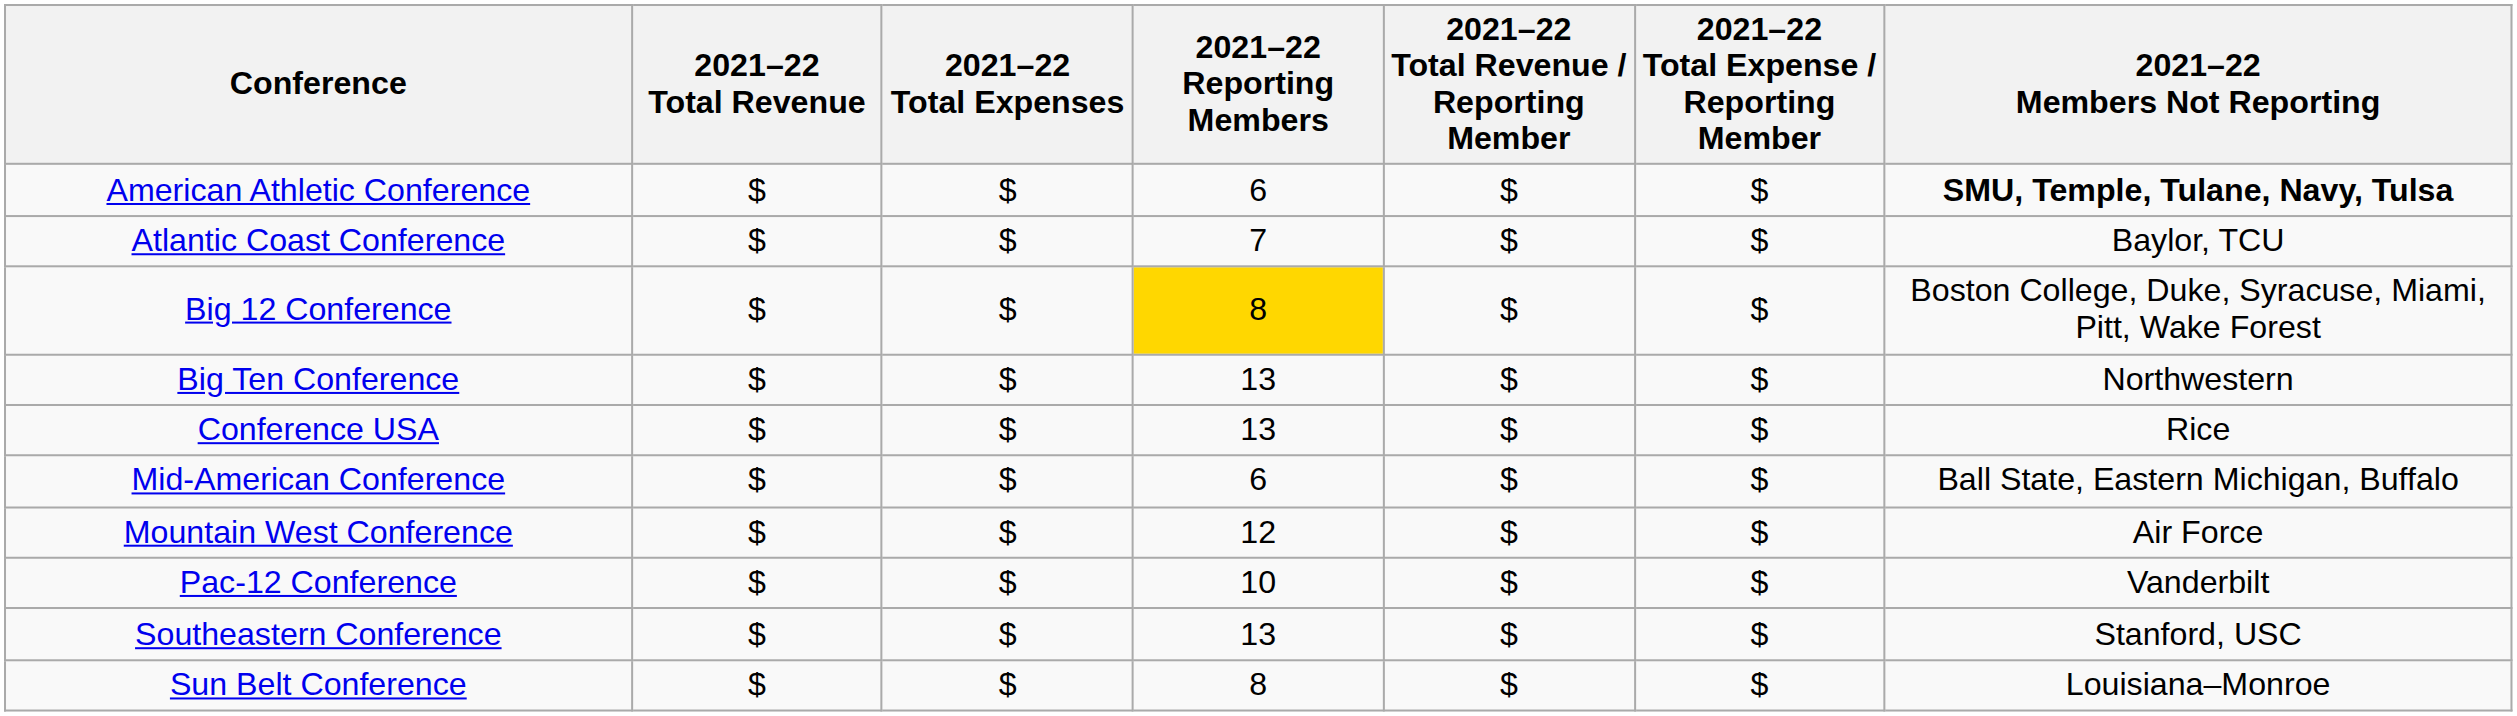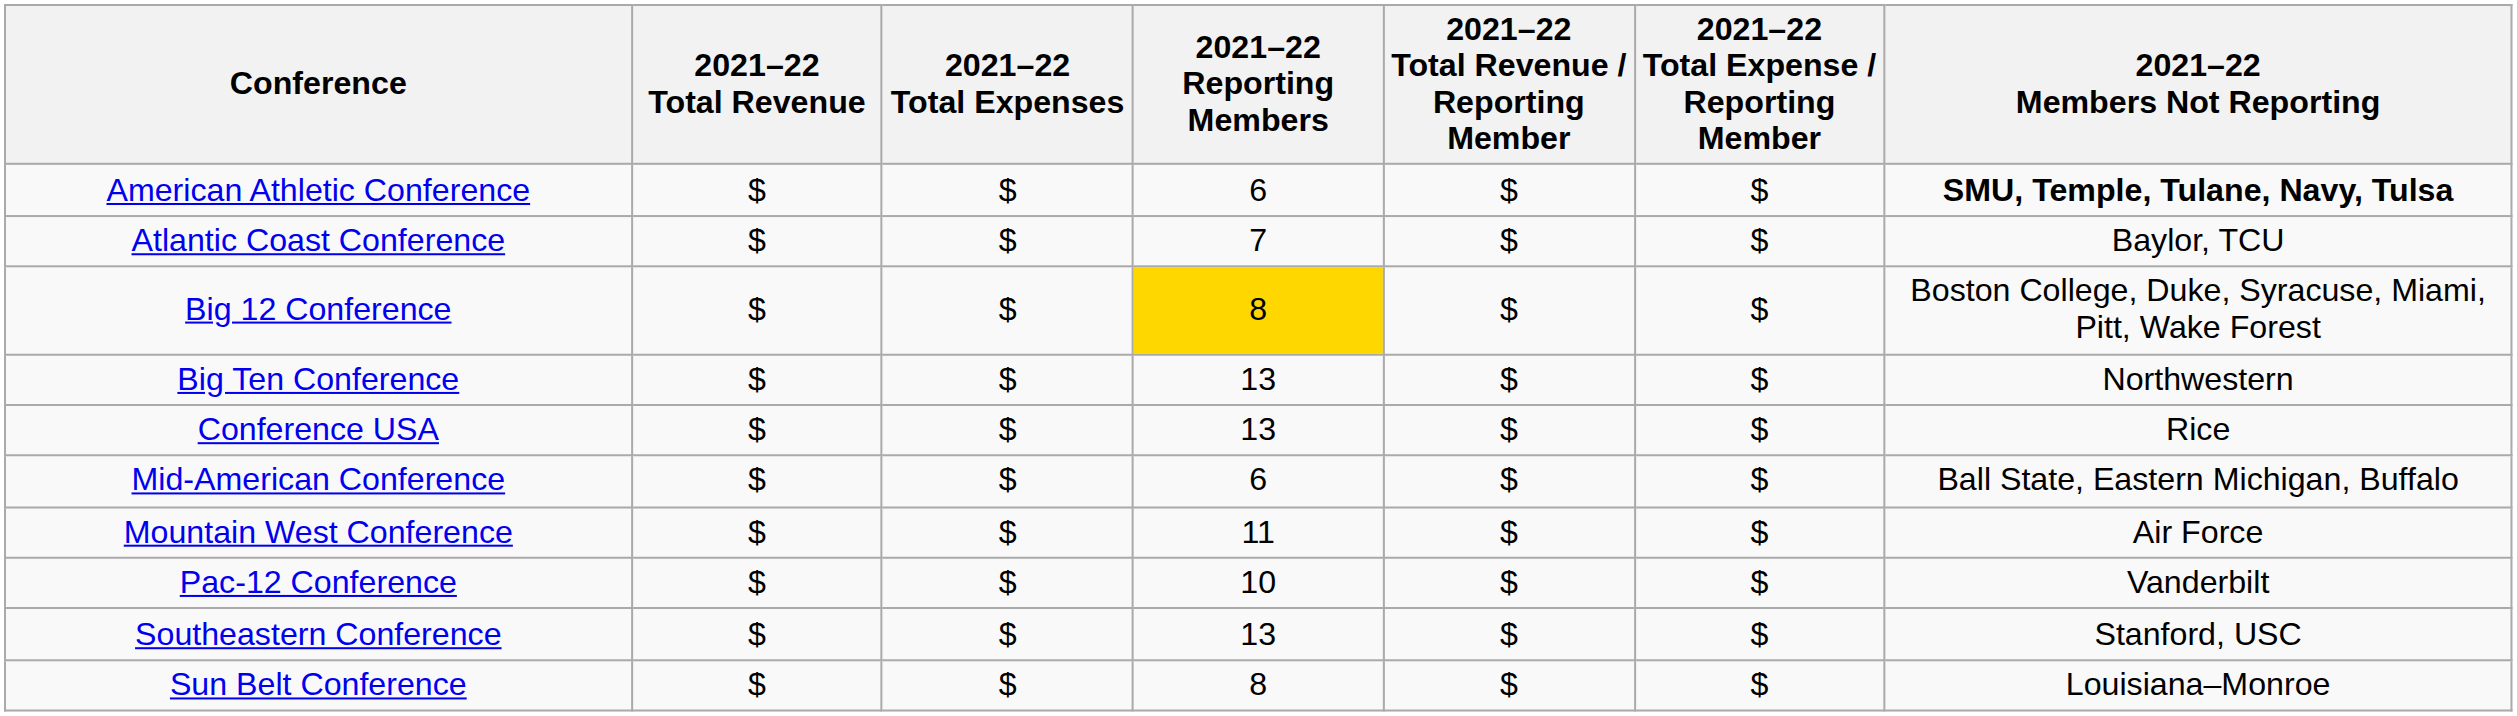(1258, 531) 12 -> (1258, 531) 11
